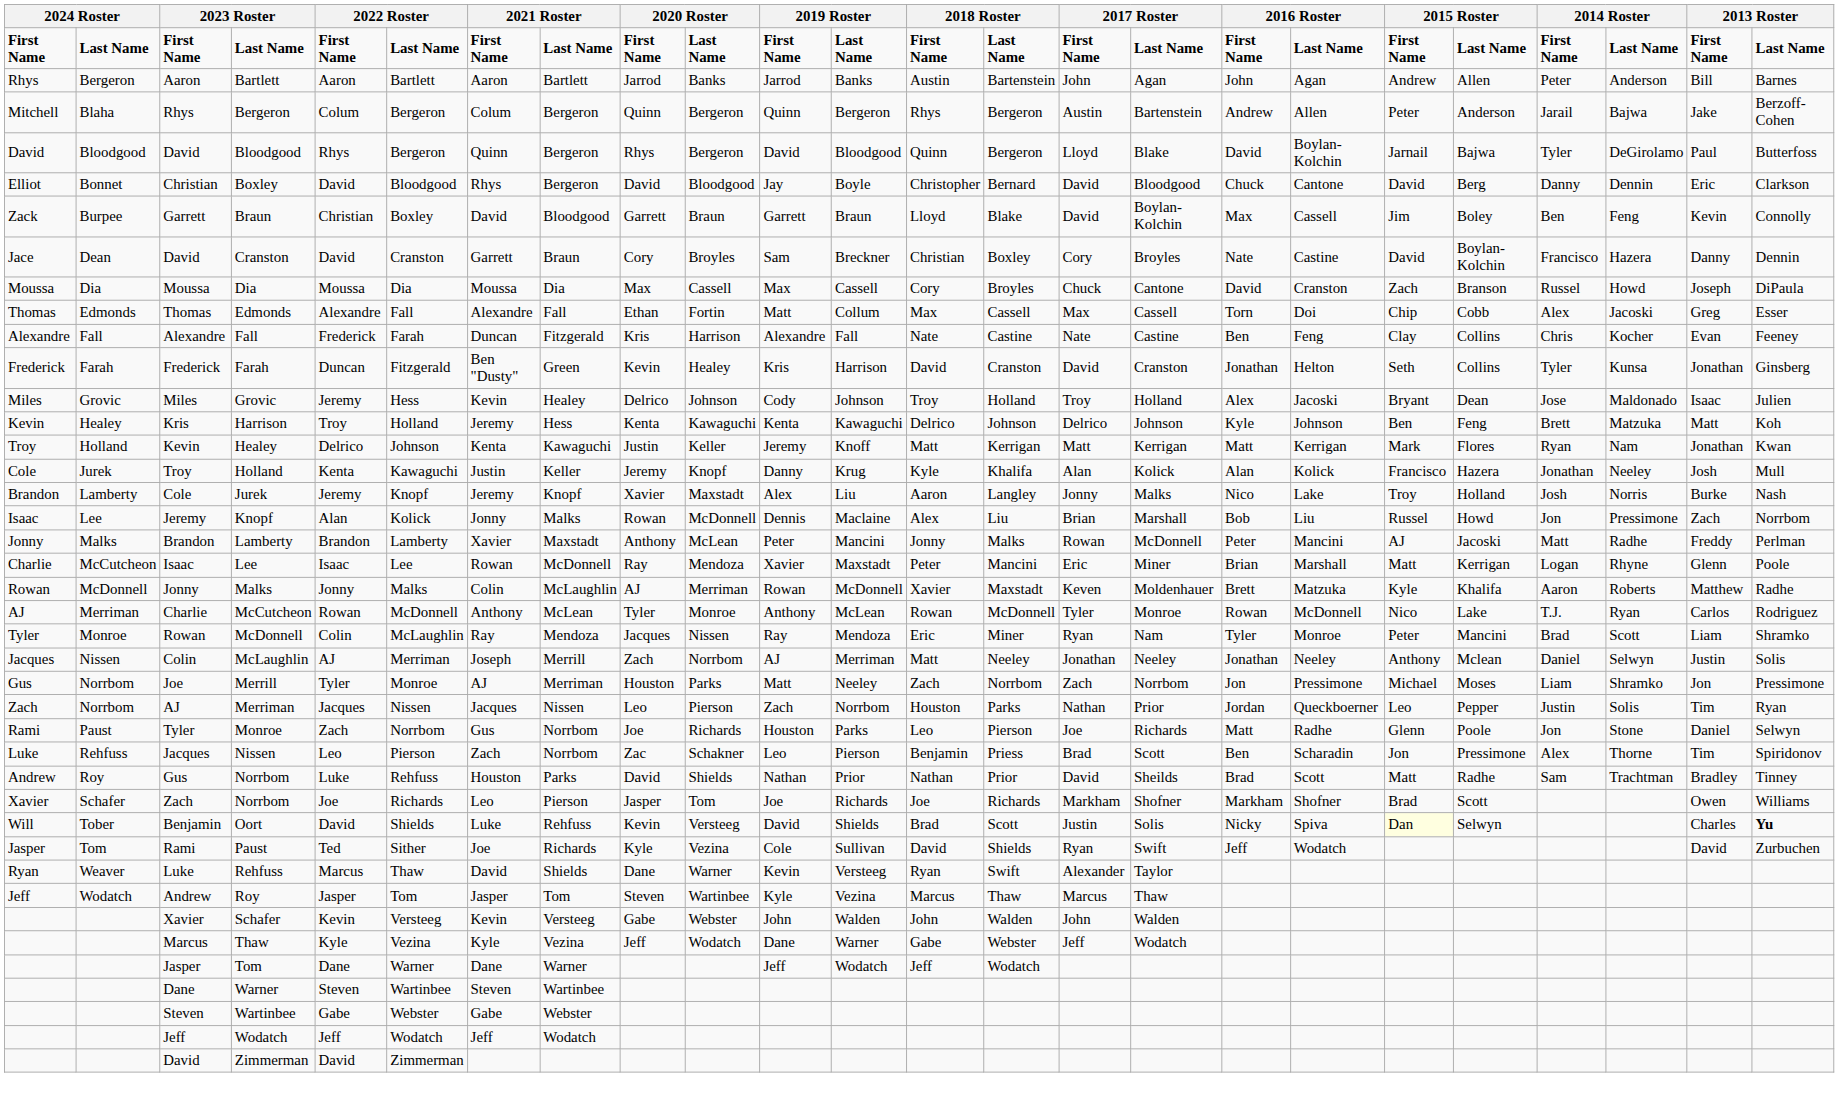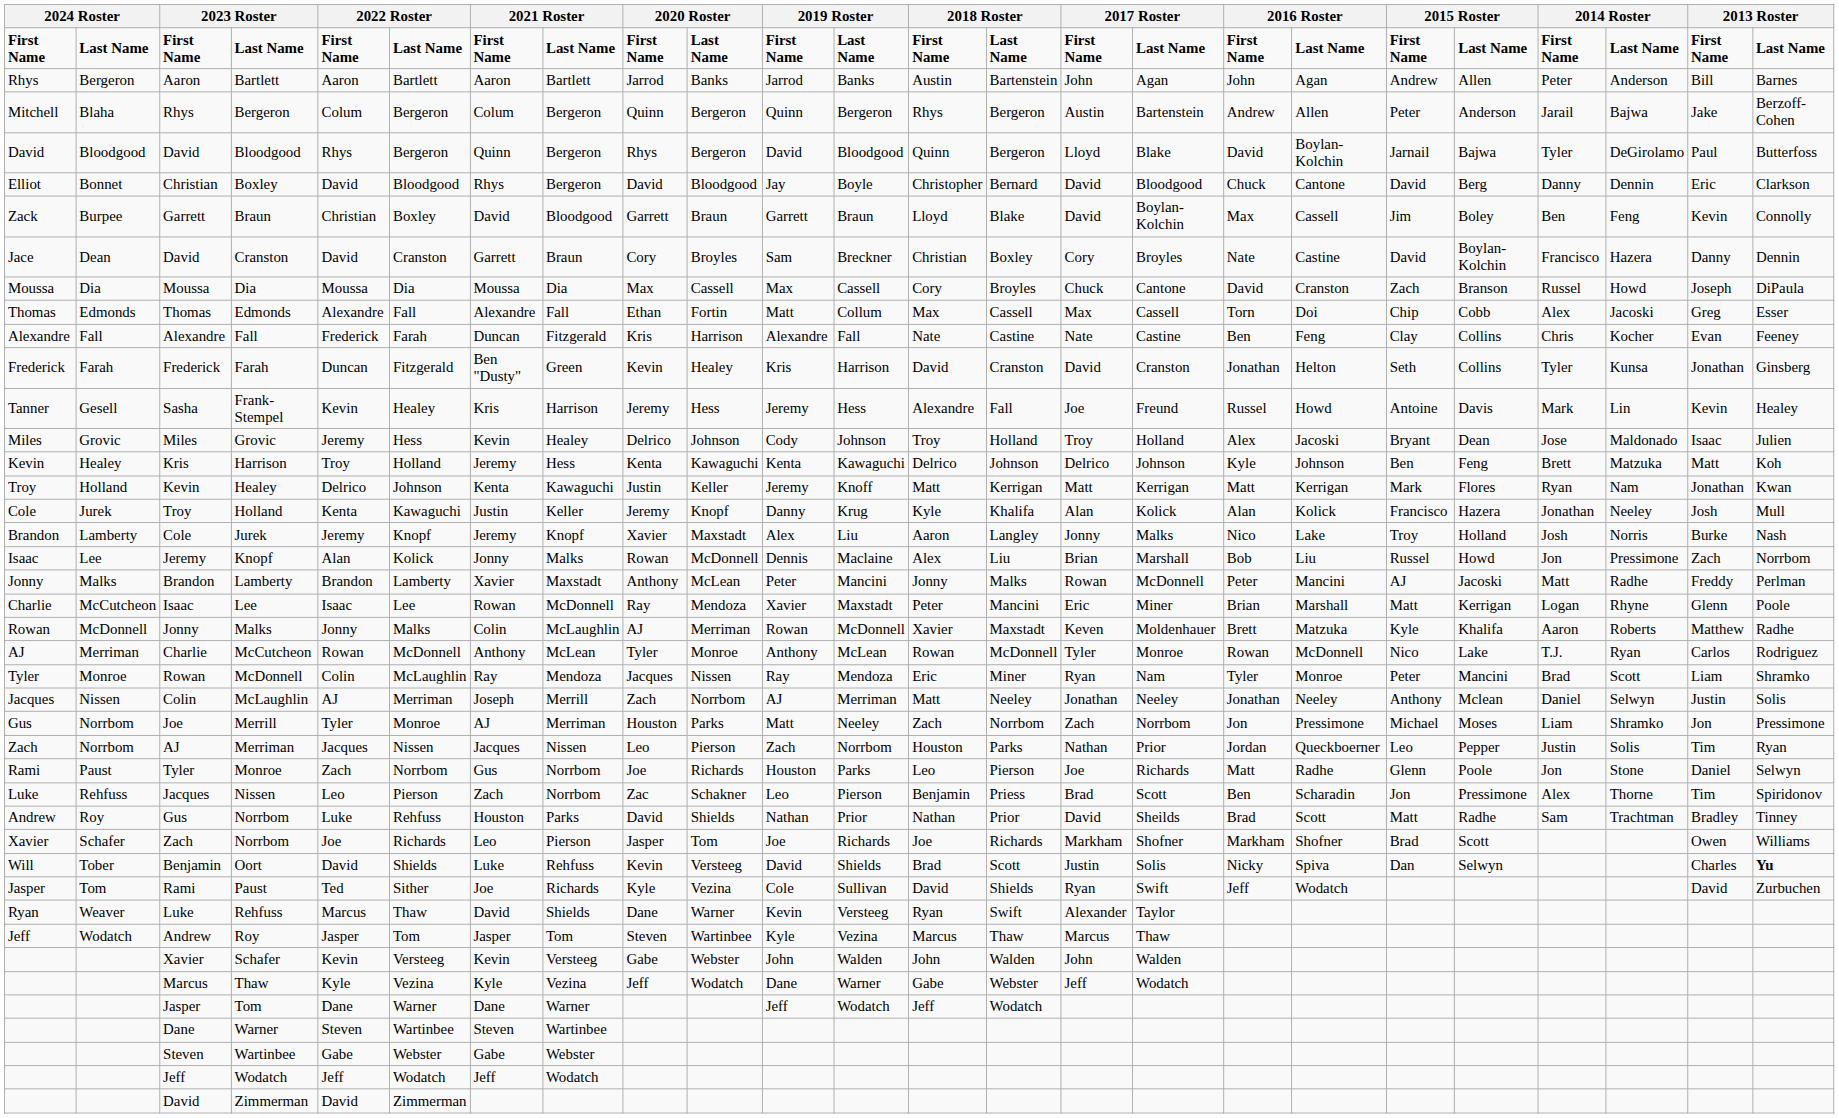+ row: (180, 408)
(1401, 824) lightyellow background -> (1402, 865) no background
